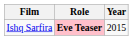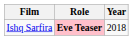(116, 27) 2015 -> (116, 27) 2018
